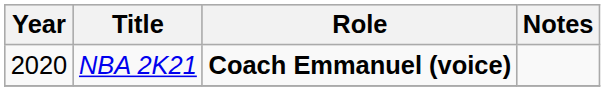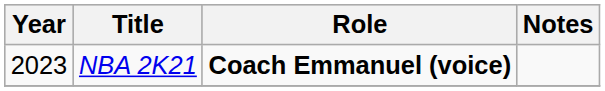(39, 65) 2020 -> (39, 65) 2023
